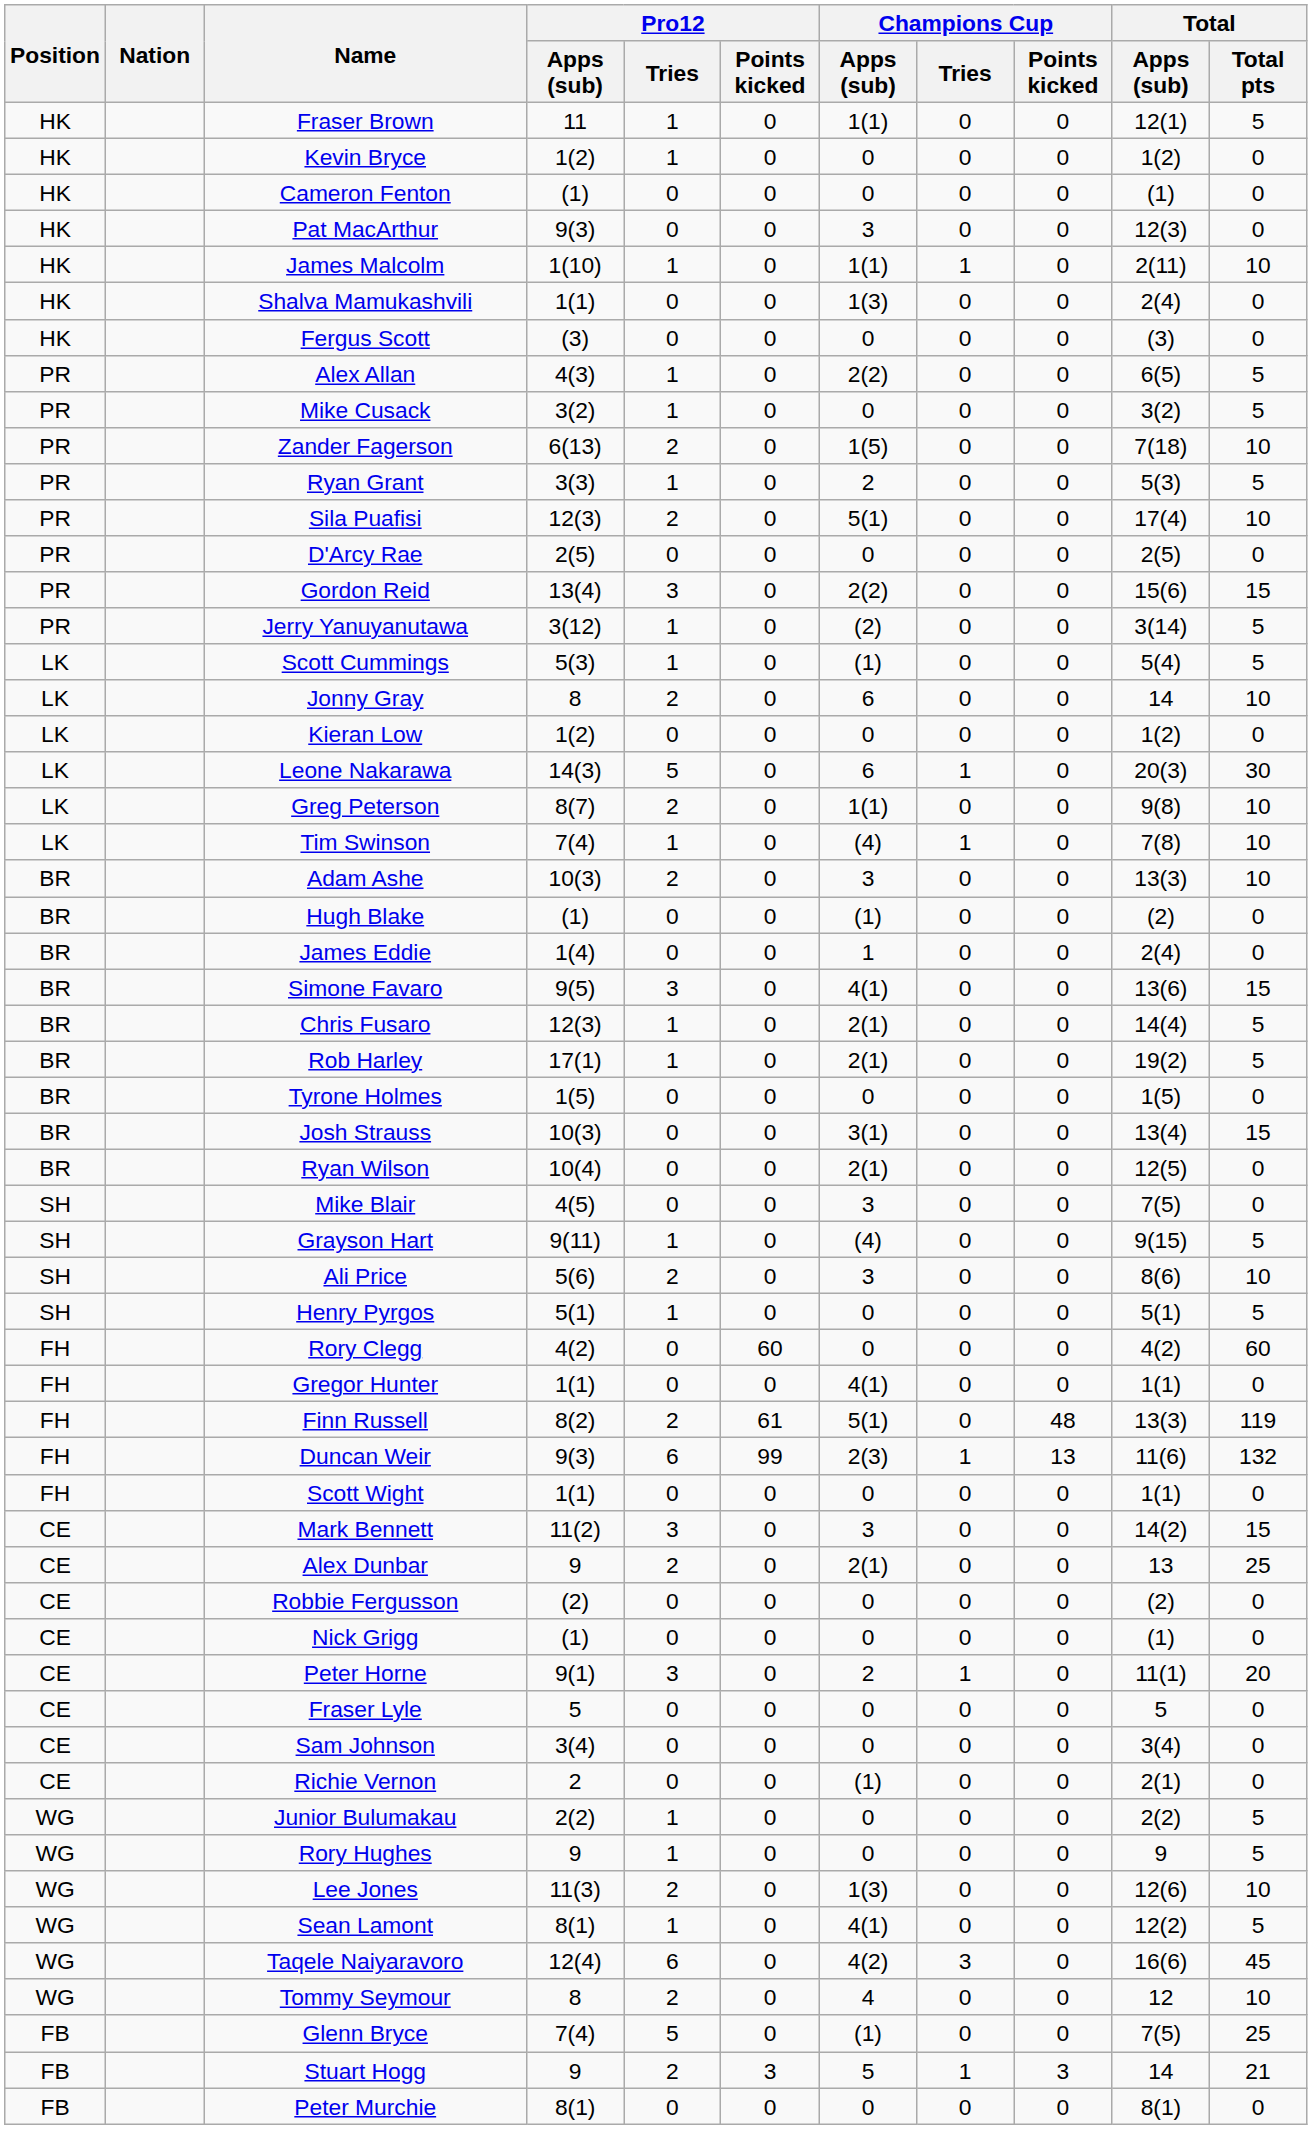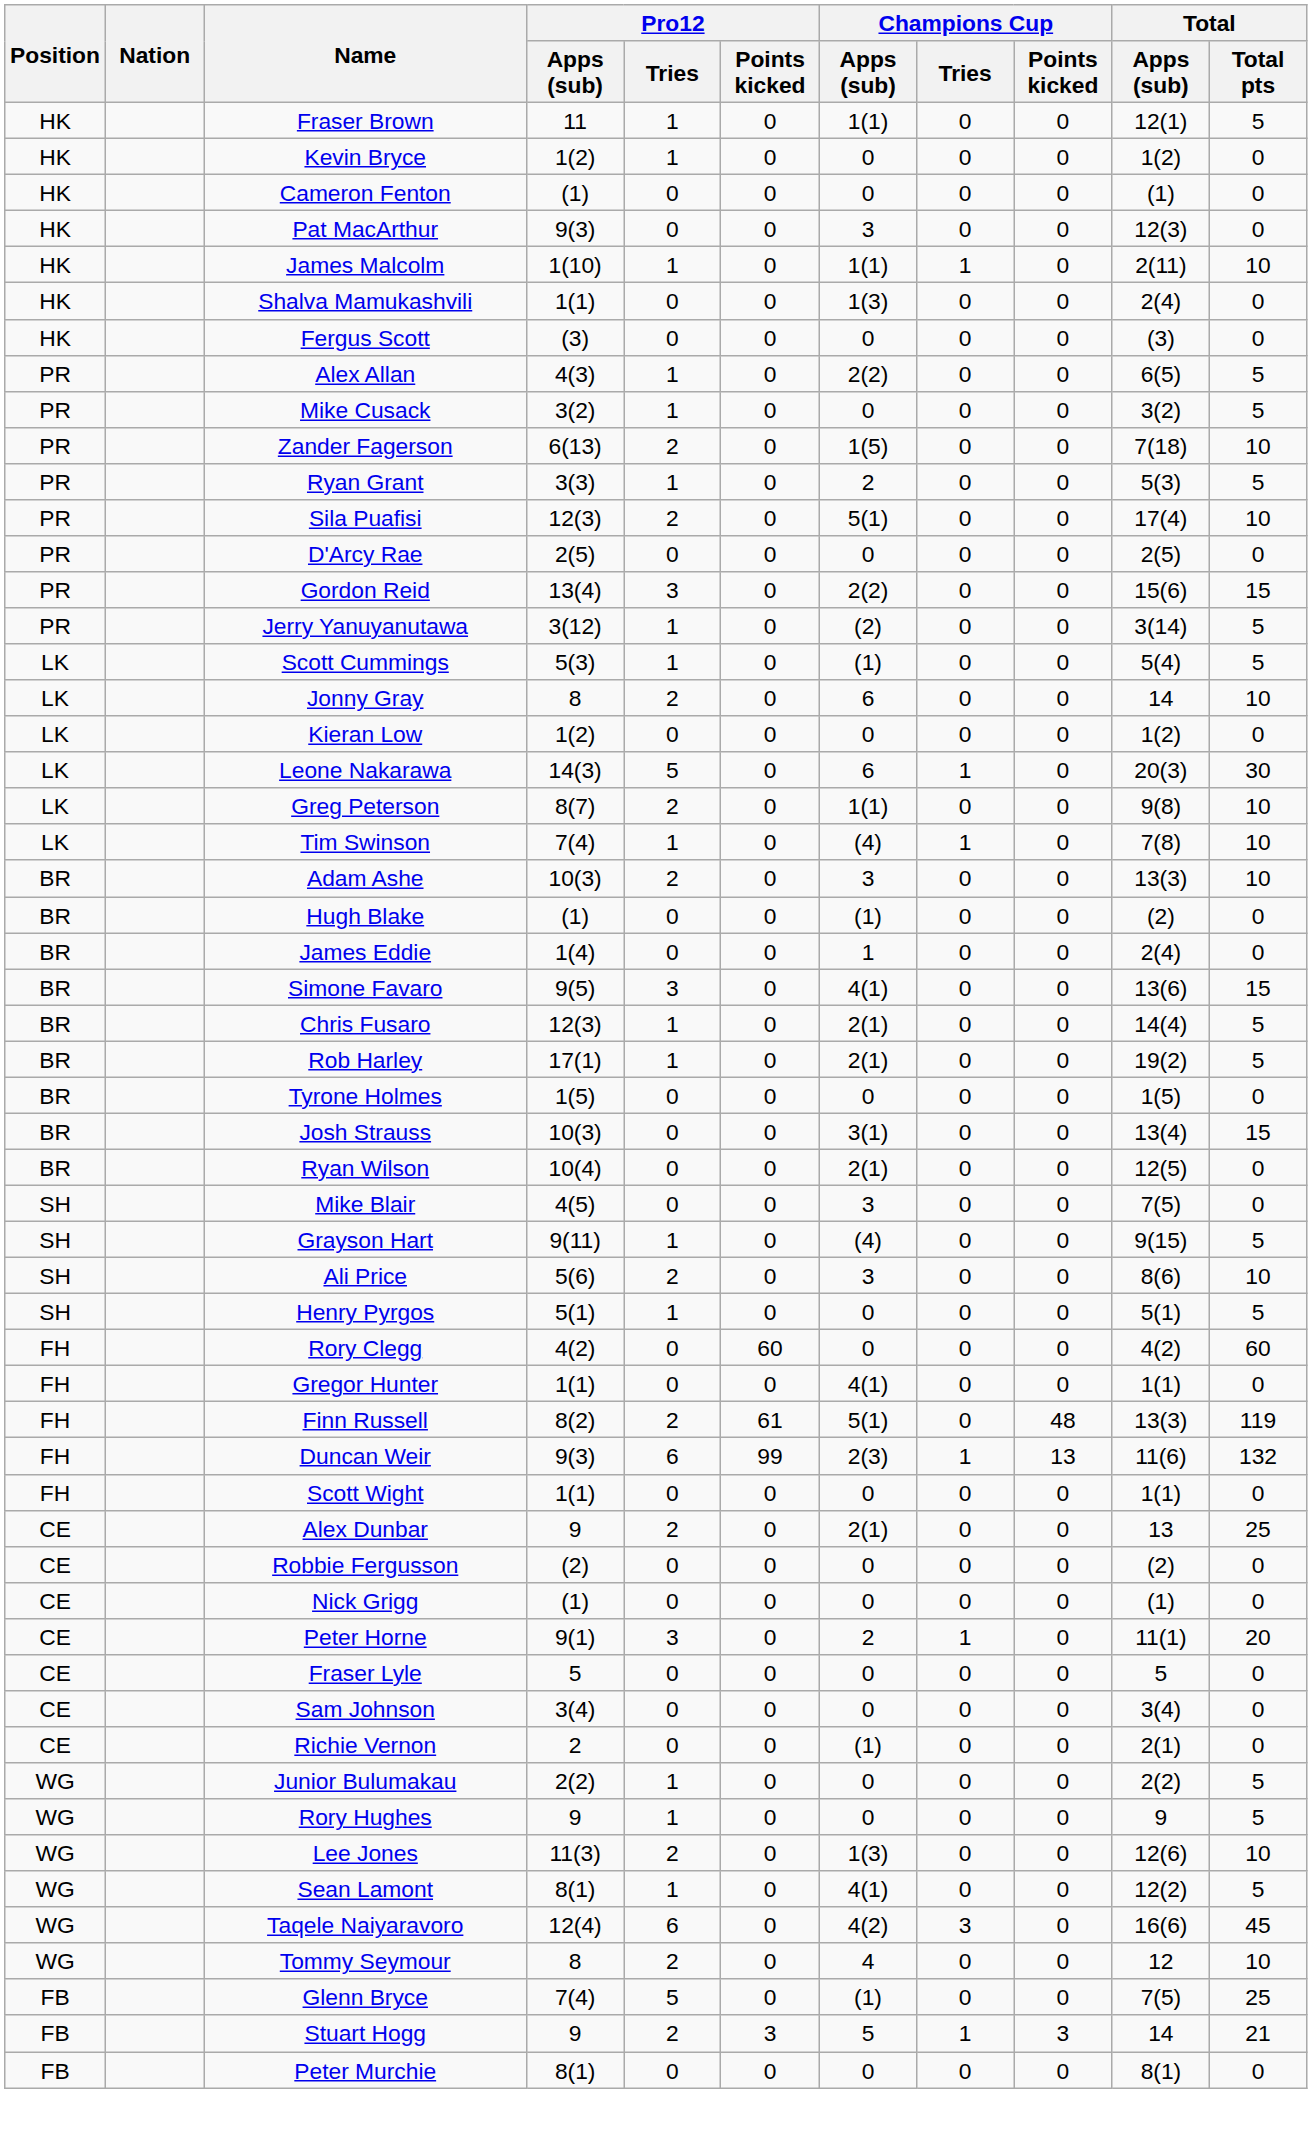- row: (365, 1528)
